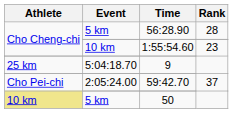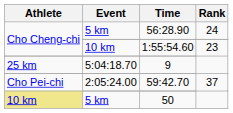(212, 31) 28 -> (212, 31) 24
